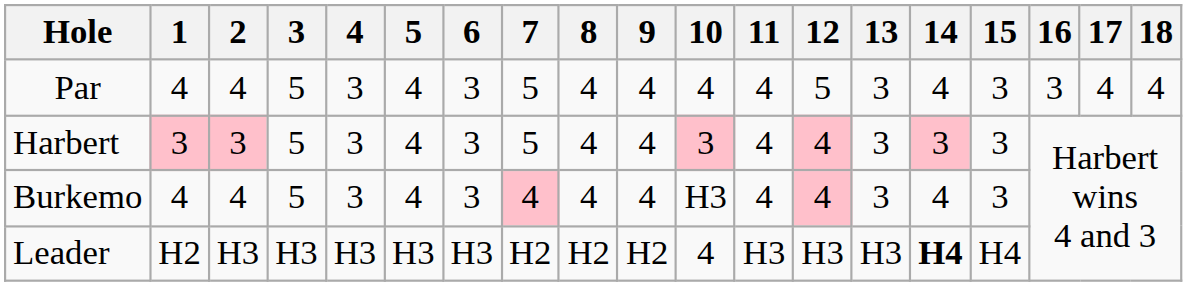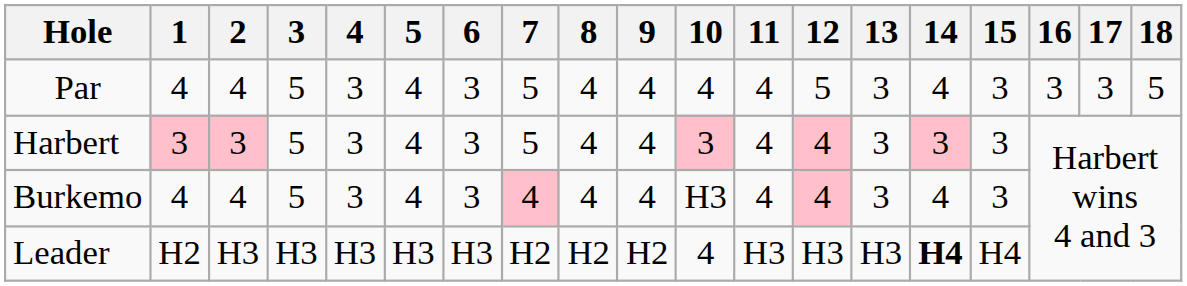(1105, 87) 4 -> (1105, 87) 3
(1156, 87) 4 -> (1156, 87) 5
